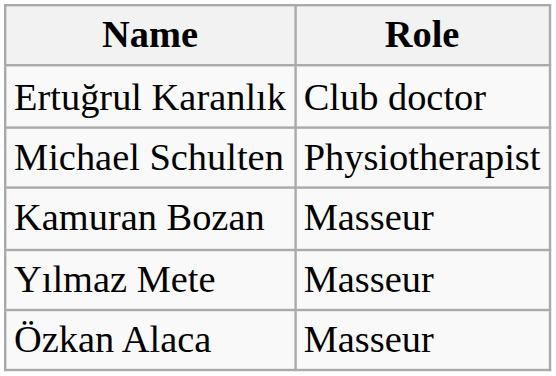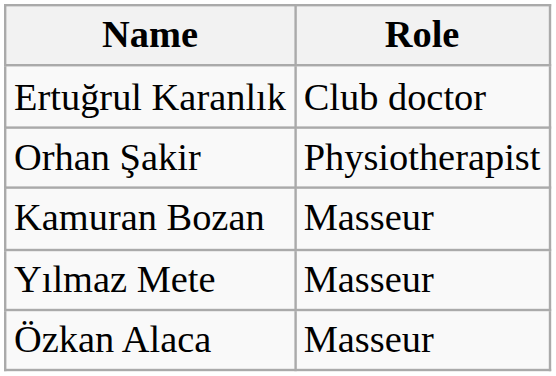- row: (149, 156)
+ row: (107, 156)
